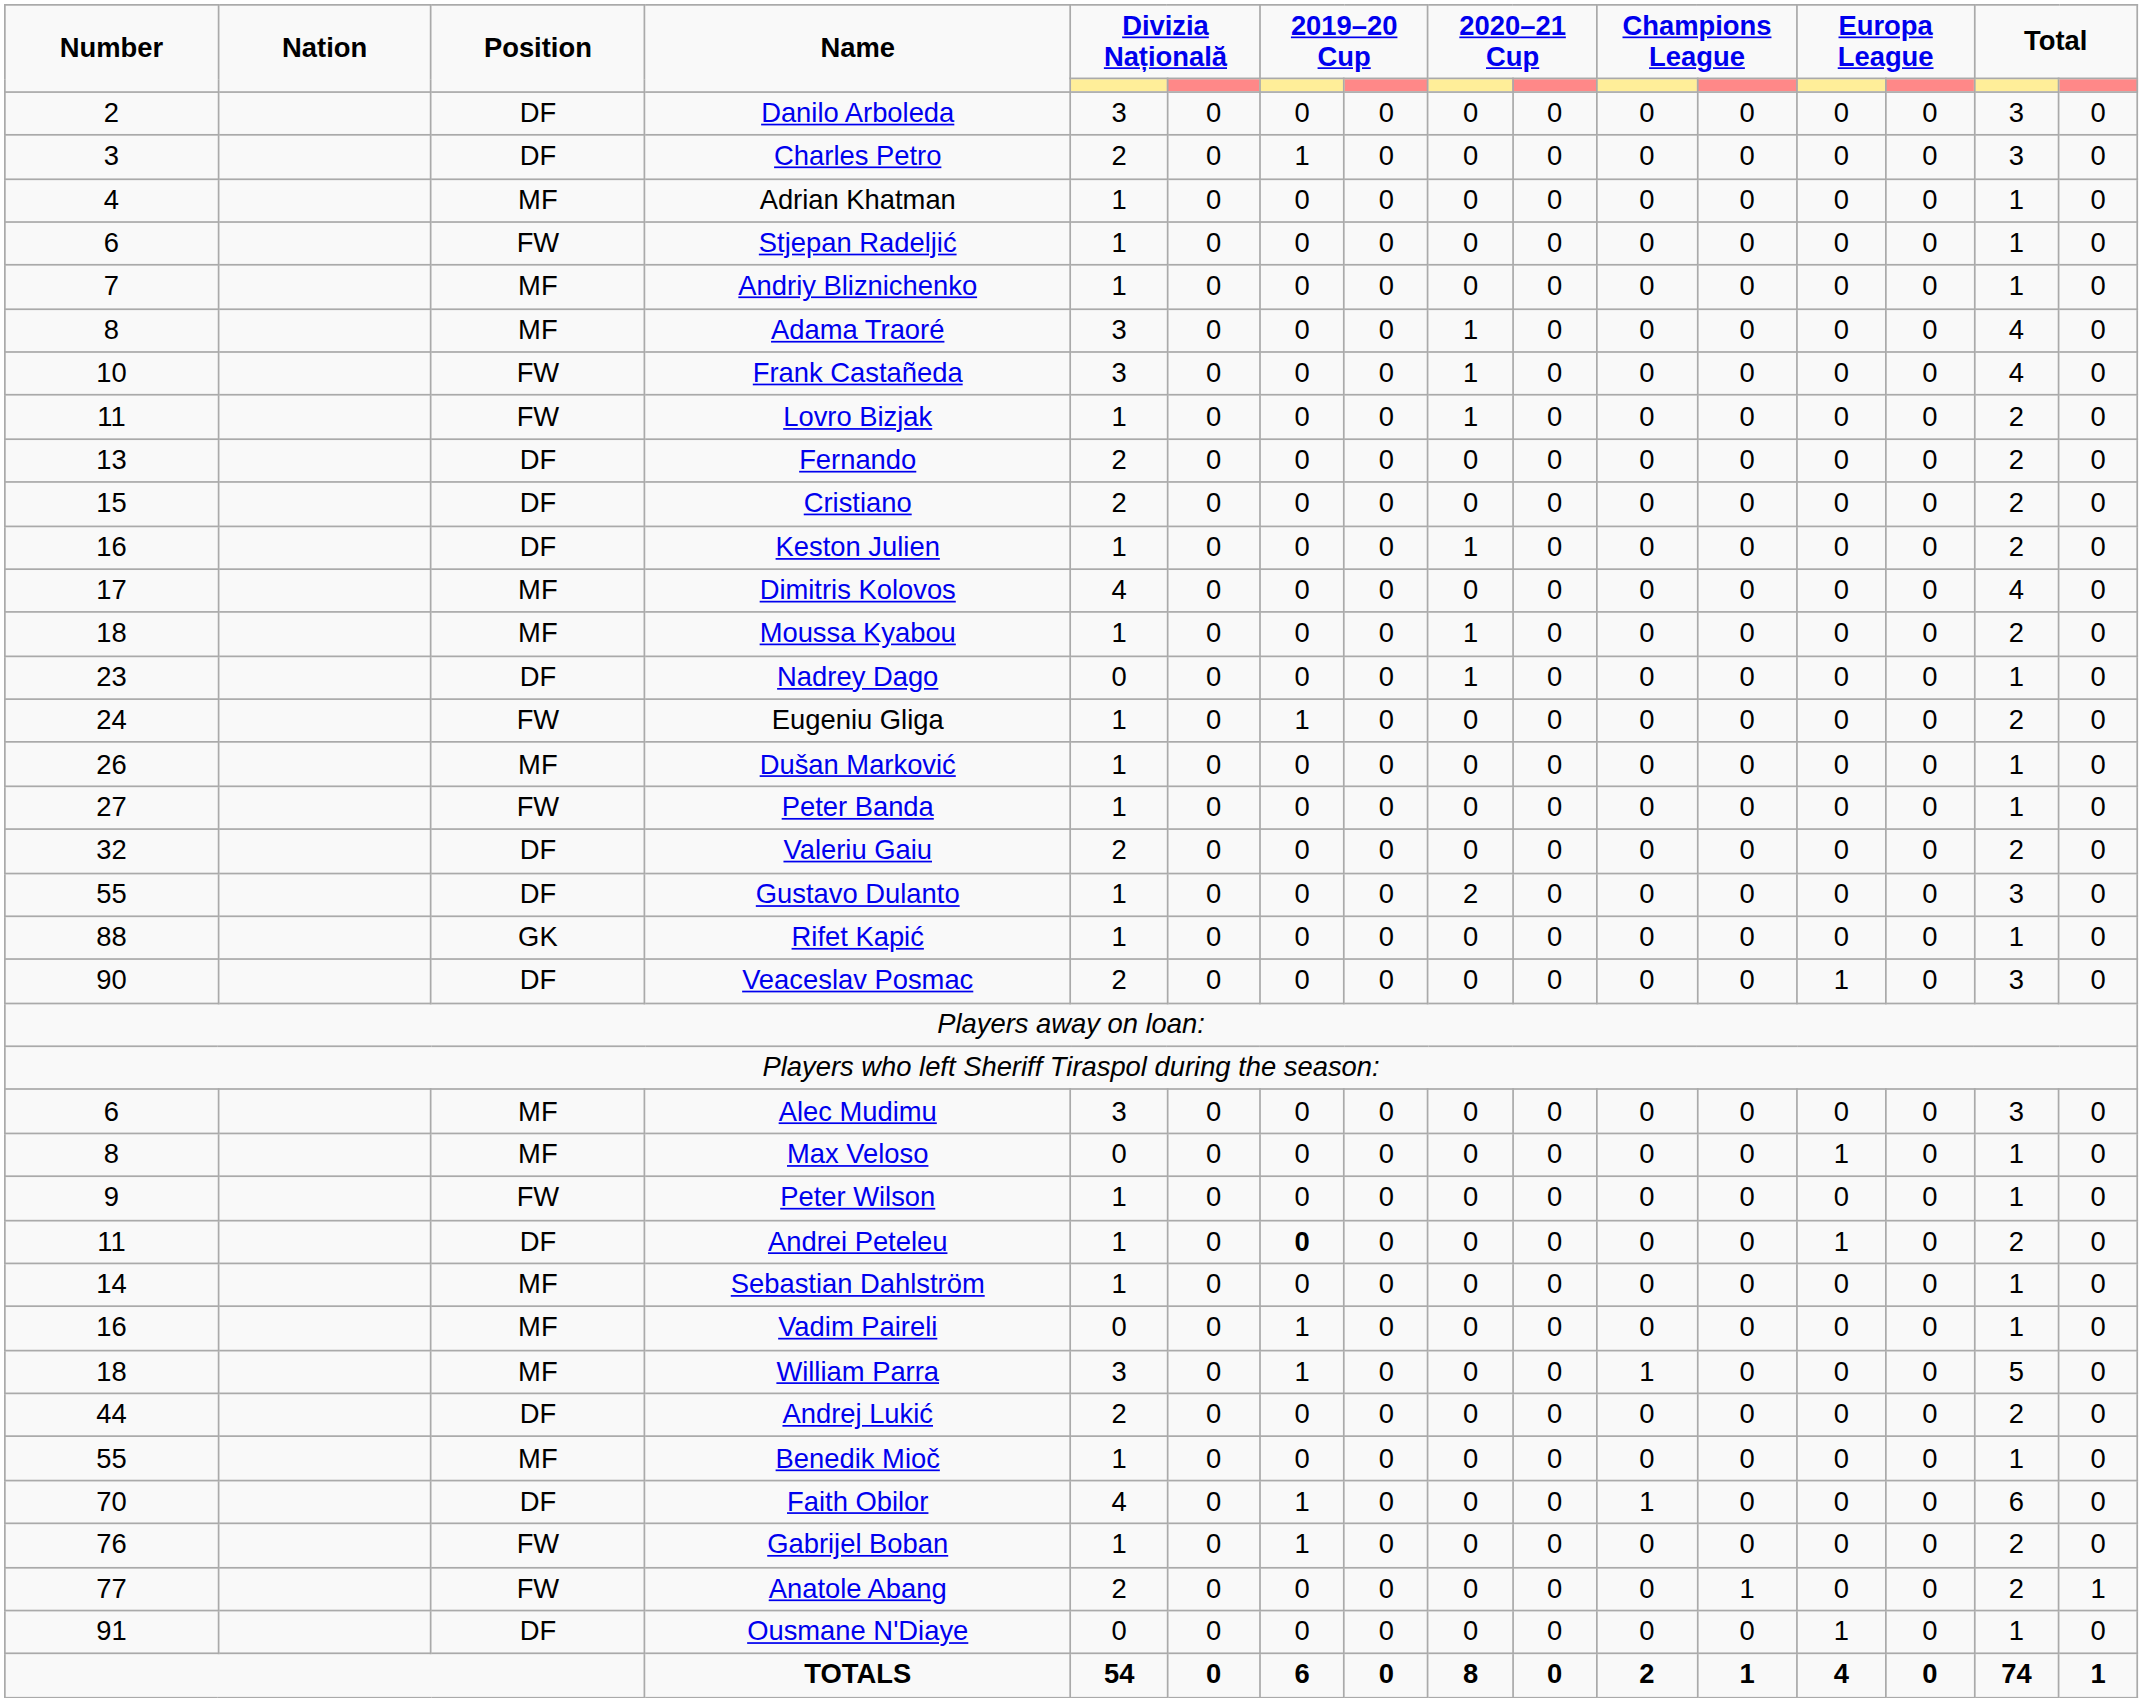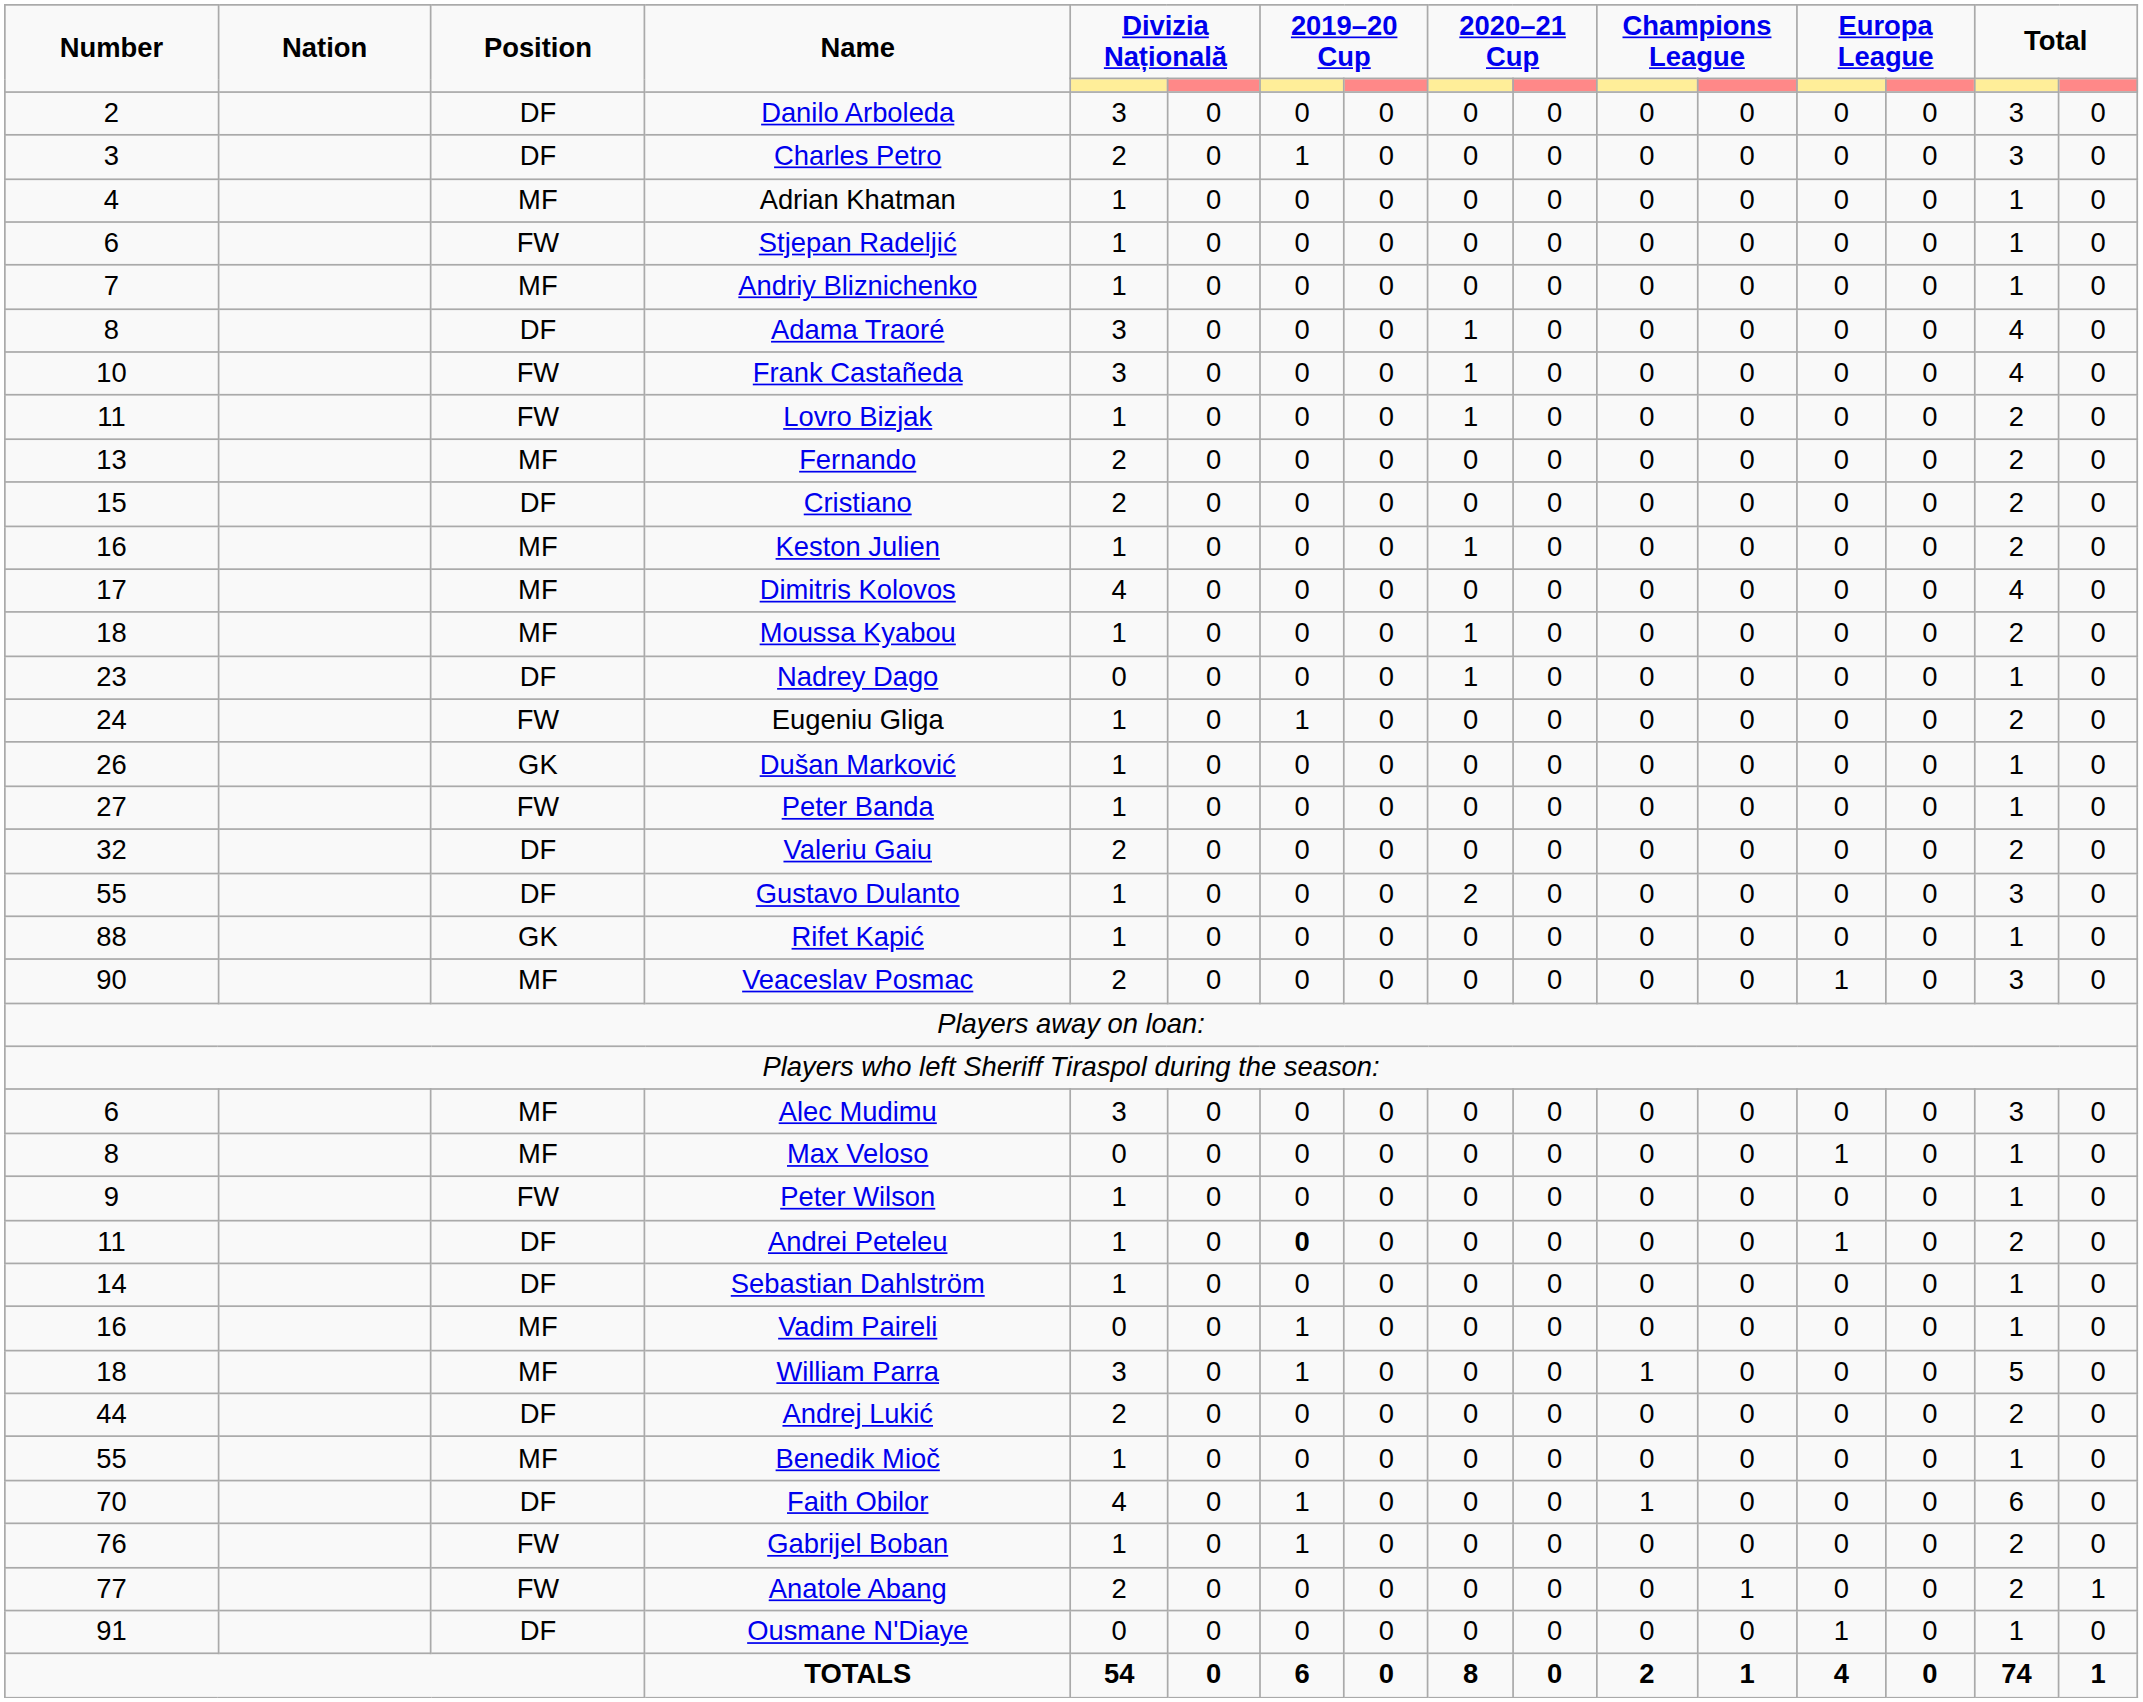(538, 329) MF -> (538, 329) DF
(538, 460) DF -> (538, 460) MF
(538, 546) DF -> (538, 546) MF
(538, 763) MF -> (538, 763) GK
(538, 980) DF -> (538, 980) MF
(538, 1284) MF -> (538, 1284) DF
